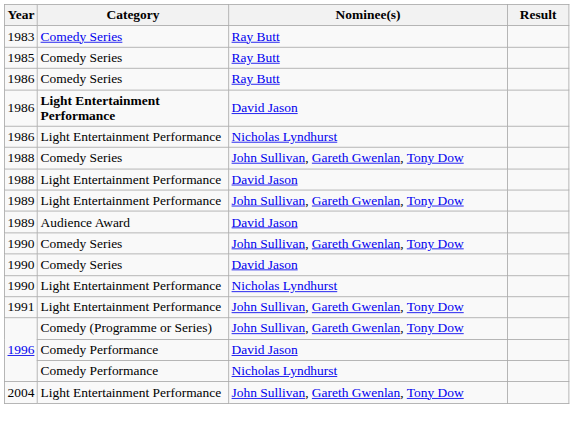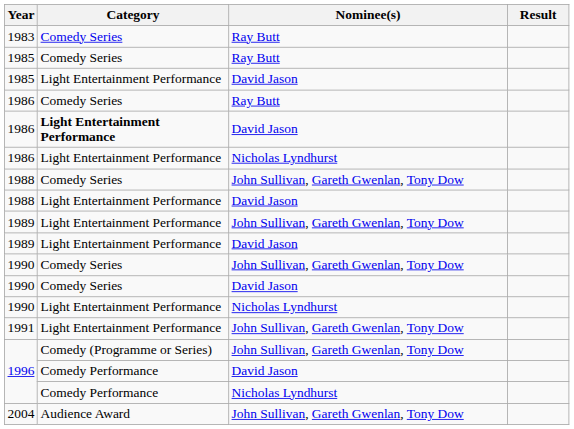+ row: (21, 79)
(85, 222) Audience Award -> (131, 243) Light Entertainment Performance
(131, 392) Light Entertainment Performance -> (85, 413) Audience Award
